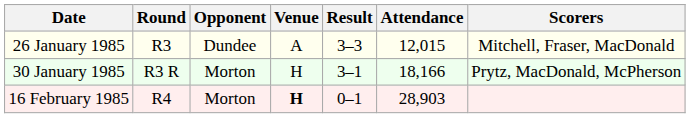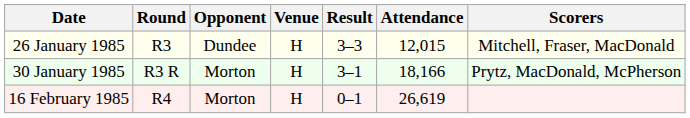(296, 44) A -> (296, 44) H
(296, 98) bold -> (296, 98) normal
(422, 98) 28,903 -> (422, 98) 26,619
